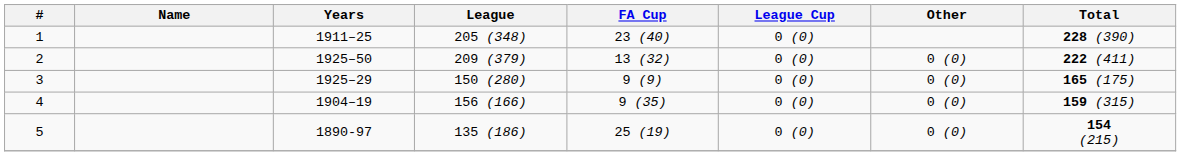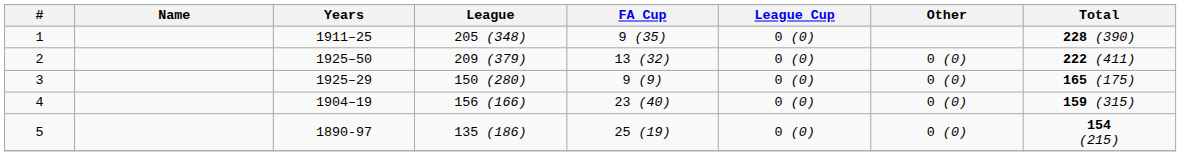(643, 37) 23 (40) -> (643, 37) 9 (35)
(643, 103) 9 (35) -> (643, 103) 23 (40)
